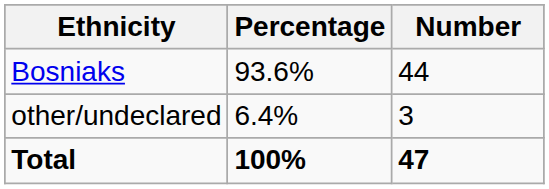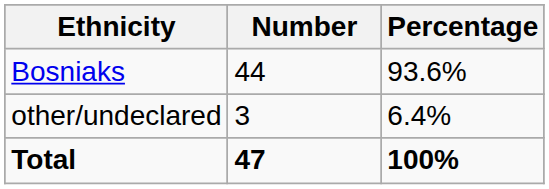columns swapped: (468, 26) <-> (310, 26)
